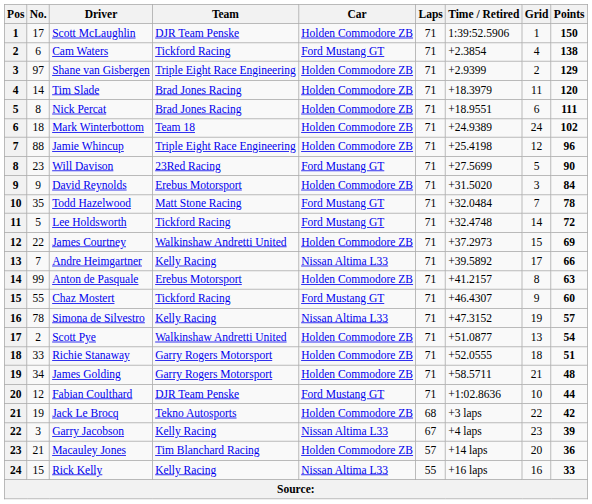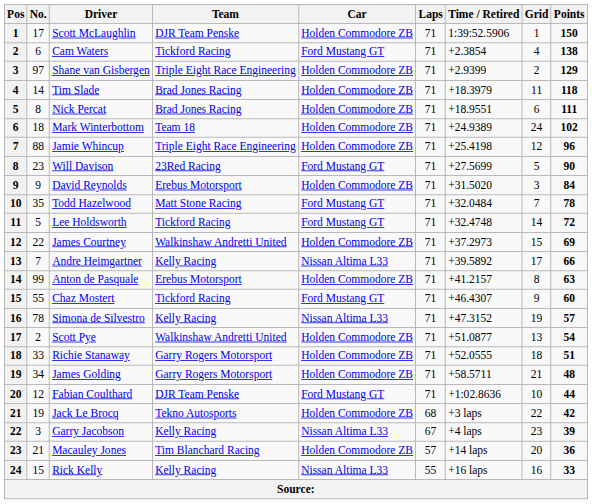(569, 90) 120 -> (569, 90) 118
